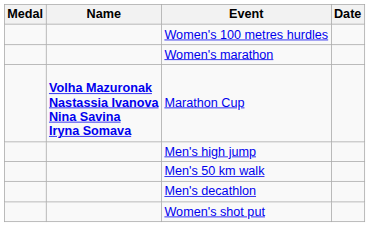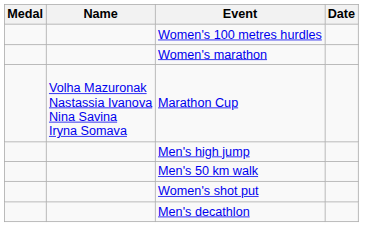(104, 110) bold -> (101, 110) normal
rows swapped: (215, 211) <-> (210, 191)
